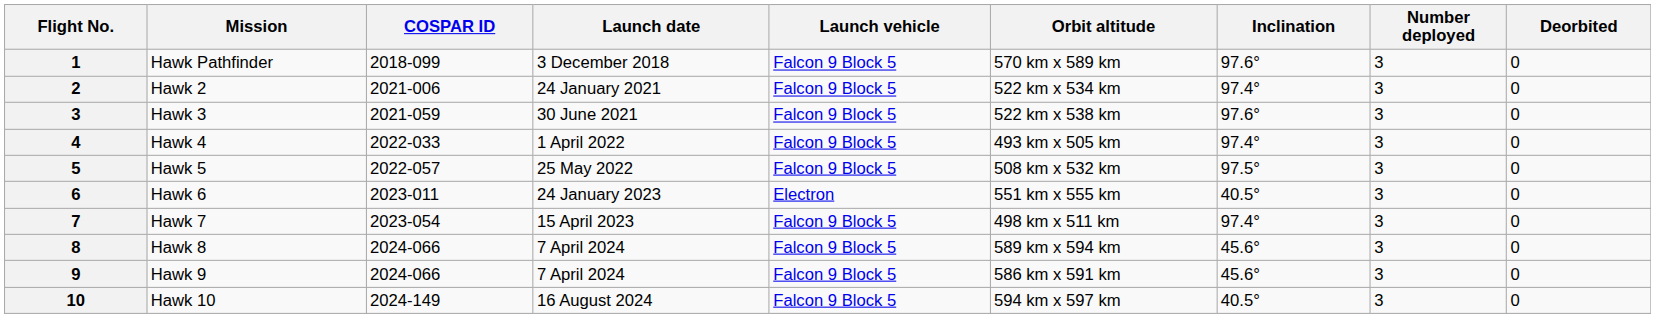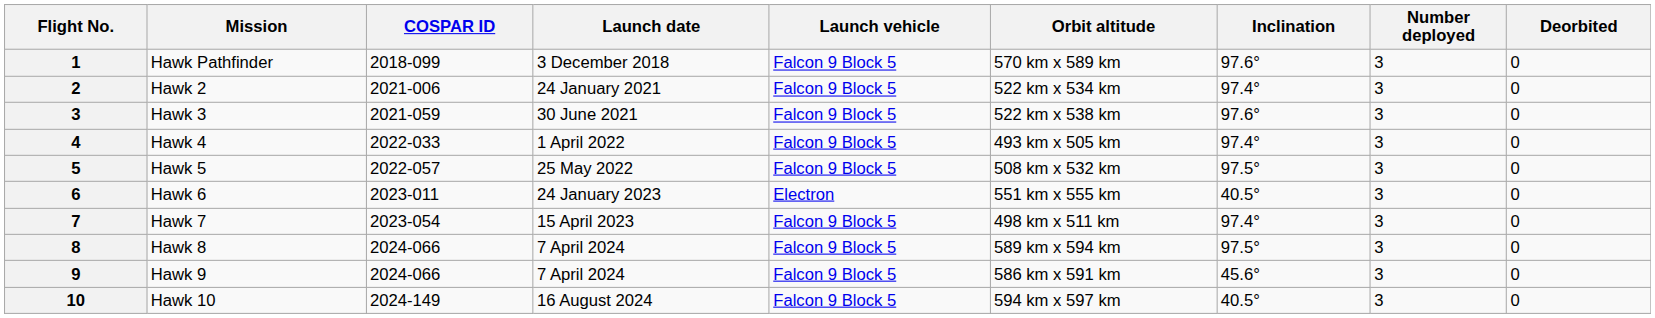(1240, 247) 45.6° -> (1240, 247) 97.5°
